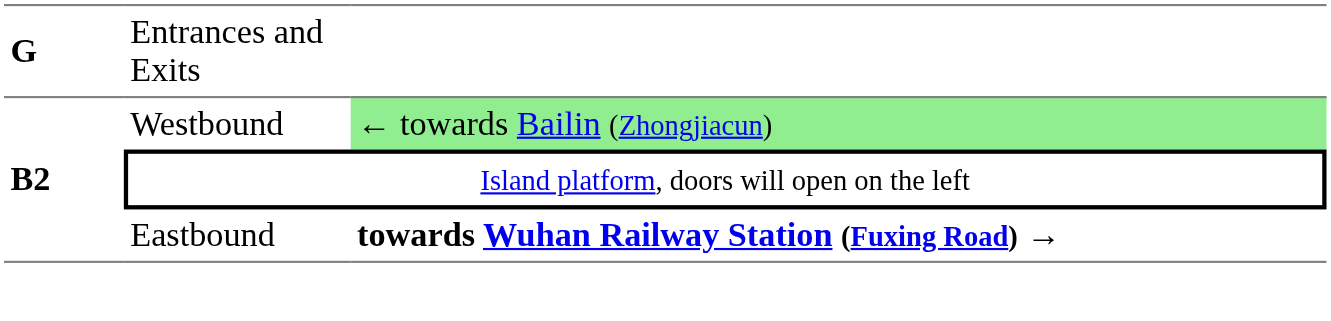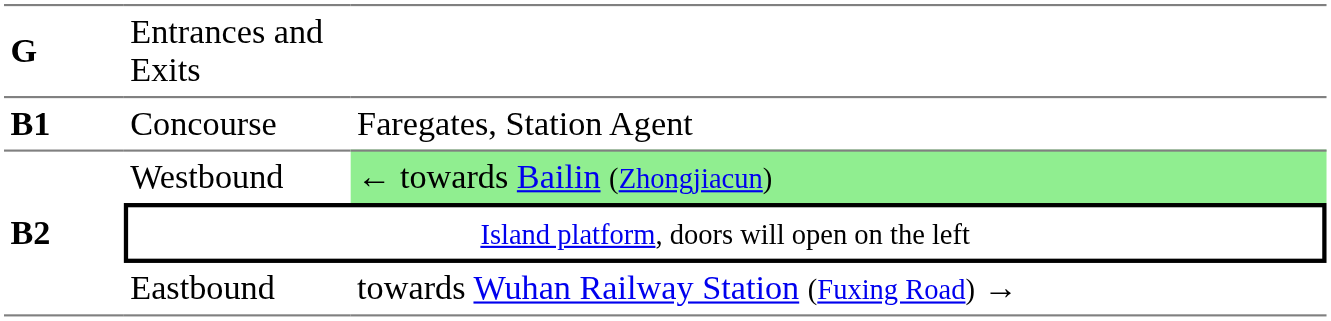+ row: (203, 123)
(709, 234) bold -> (687, 288) normal
